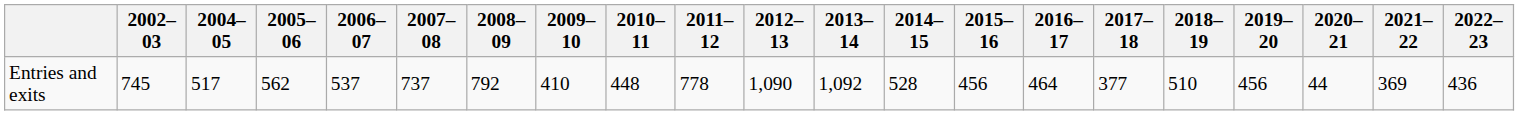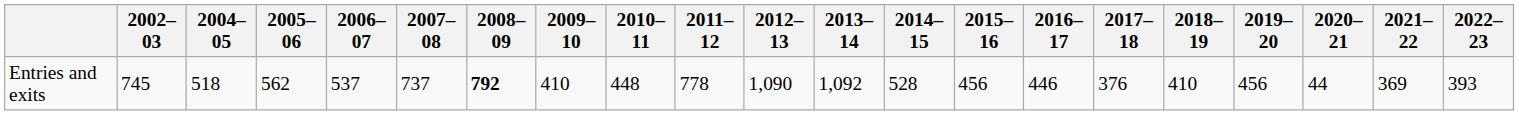(206, 83) 517 -> (206, 83) 518
(485, 83) normal -> (485, 83) bold
(1043, 83) 464 -> (1043, 83) 446
(1113, 83) 377 -> (1113, 83) 376
(1183, 83) 510 -> (1183, 83) 410
(1462, 83) 436 -> (1462, 83) 393
